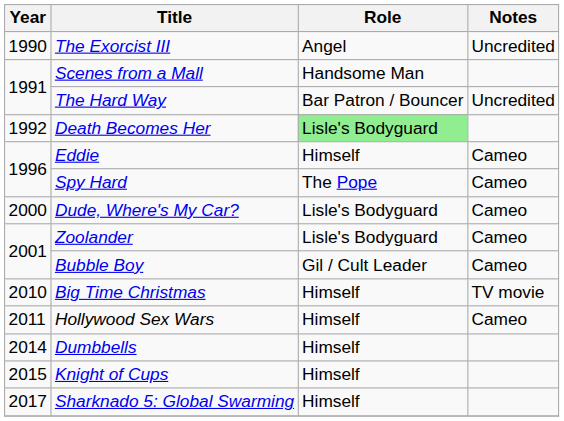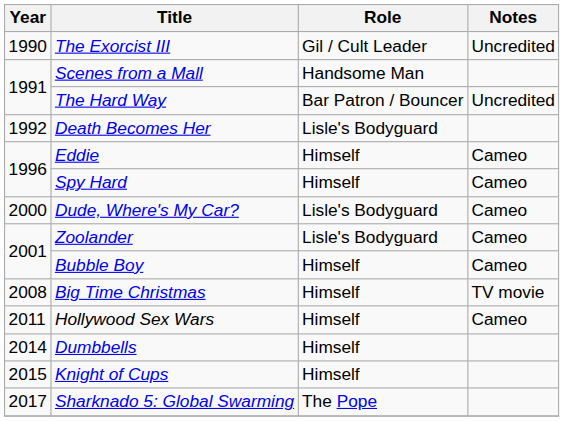(324, 45) Angel -> (364, 45) Gil / Cult Leader
(370, 127) lightgreen background -> (370, 127) no background
(340, 182) The Pope -> (331, 182) Himself
(364, 264) Gil / Cult Leader -> (331, 264) Himself
(28, 292) 2010 -> (28, 292) 2008
(331, 401) Himself -> (340, 401) The Pope
